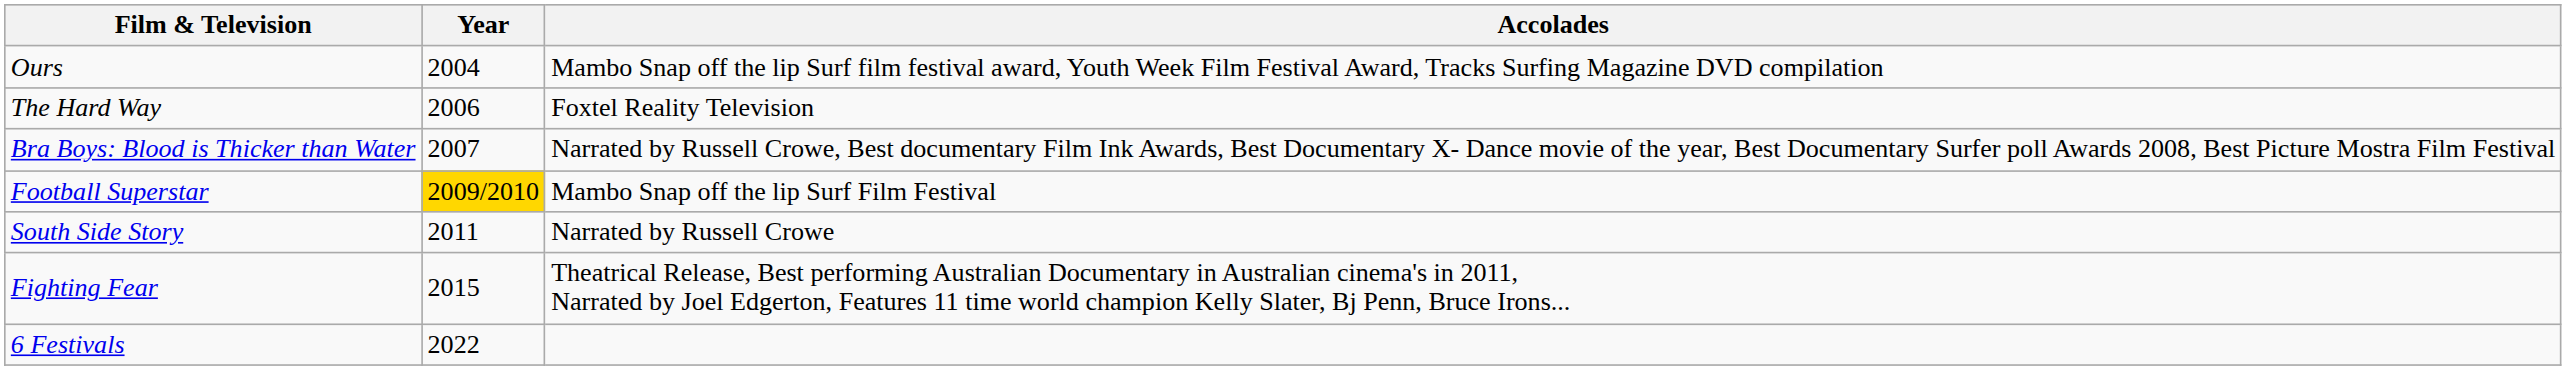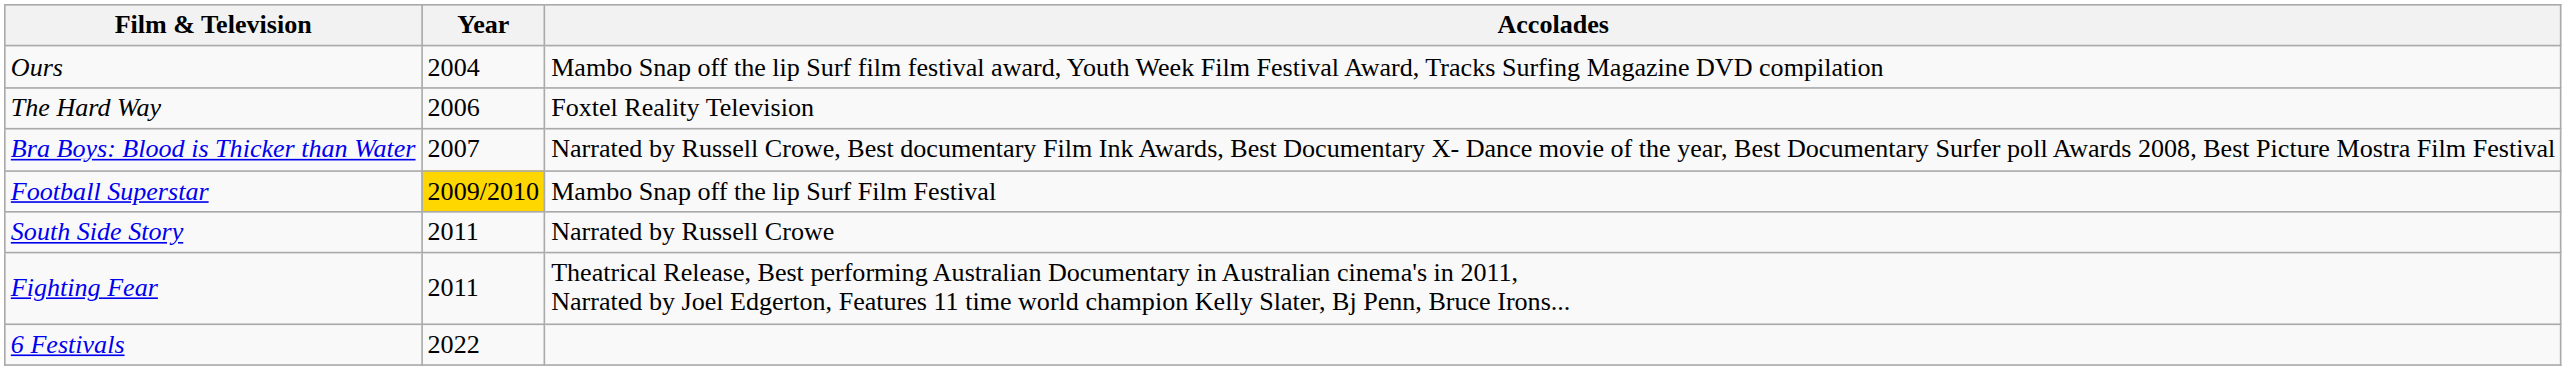(454, 288) 2015 -> (453, 288) 2011
